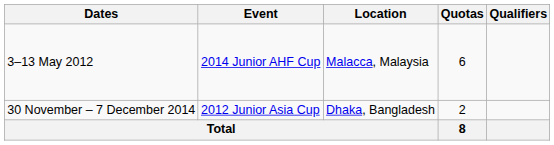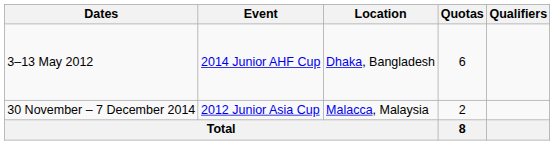(377, 62) Malacca, Malaysia -> (381, 62) Dhaka, Bangladesh
(381, 110) Dhaka, Bangladesh -> (377, 110) Malacca, Malaysia
